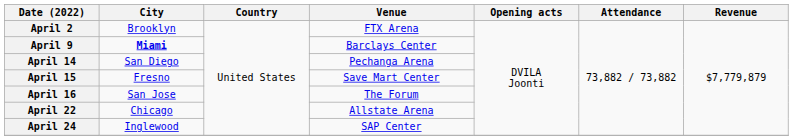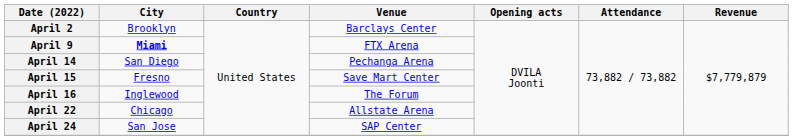(391, 29) FTX Arena -> (391, 29) Barclays Center
(391, 45) Barclays Center -> (391, 45) FTX Arena
(152, 94) San Jose -> (152, 94) Inglewood
(152, 127) Inglewood -> (152, 127) San Jose
